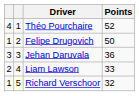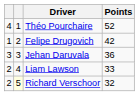(110, 40) 50 -> (110, 40) 42
(9, 83) 1 -> (9, 83) 2
